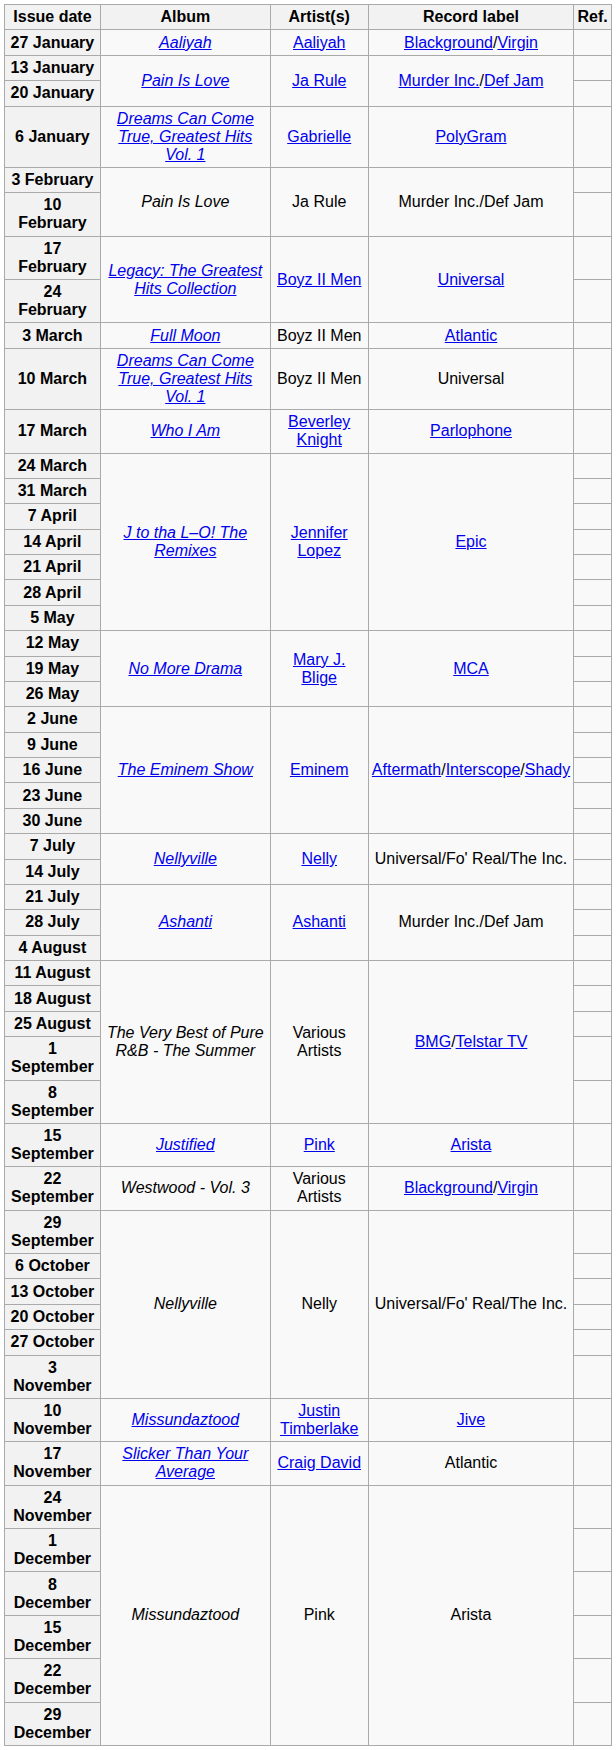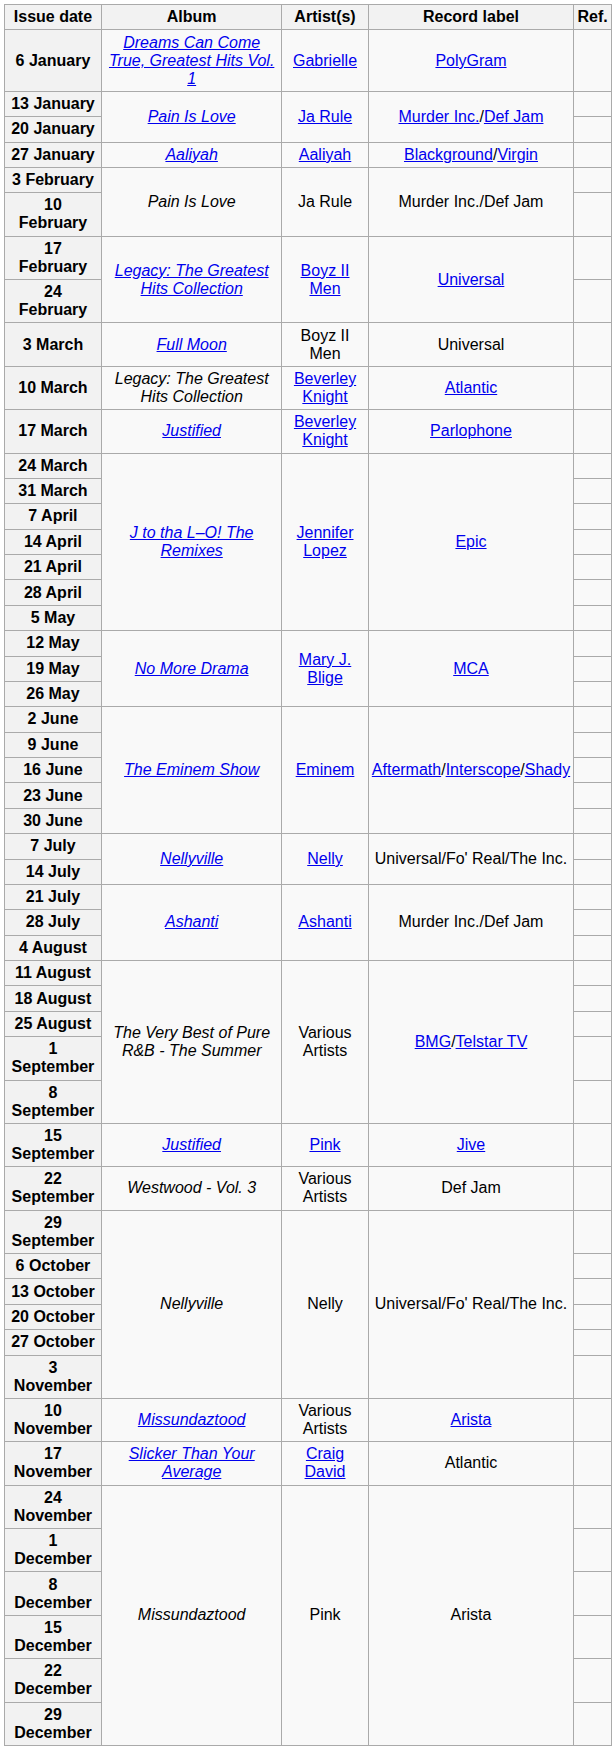rows swapped: (52, 136) <-> (52, 42)
(471, 335) Atlantic -> (471, 344) Universal
(185, 378) Dreams Can Come True, Greatest Hits Vol. 1 -> (192, 387) Legacy: The Greatest Hits Collection
(319, 378) Boyz II Men -> (325, 387) Beverley Knight
(471, 378) Universal -> (471, 387) Atlantic
(185, 431) Who I Am -> (192, 431) Justified
(471, 1145) Arista -> (471, 1145) Jive
(471, 1188) Blackground/Virgin -> (471, 1188) Def Jam
(319, 1420) Justin Timberlake -> (325, 1420) Various Artists
(471, 1420) Jive -> (471, 1420) Arista
